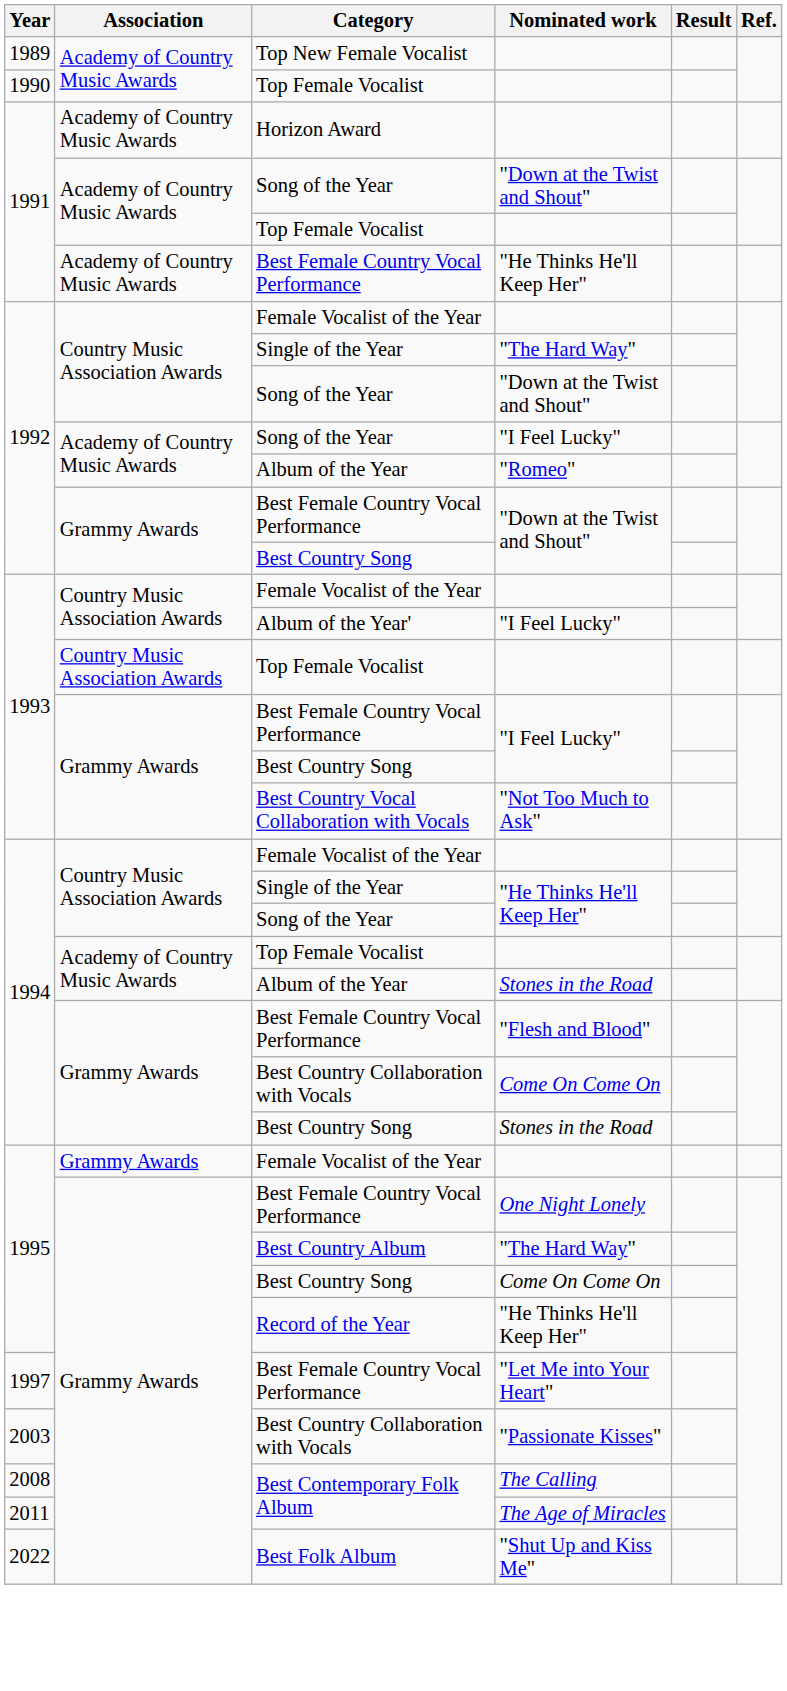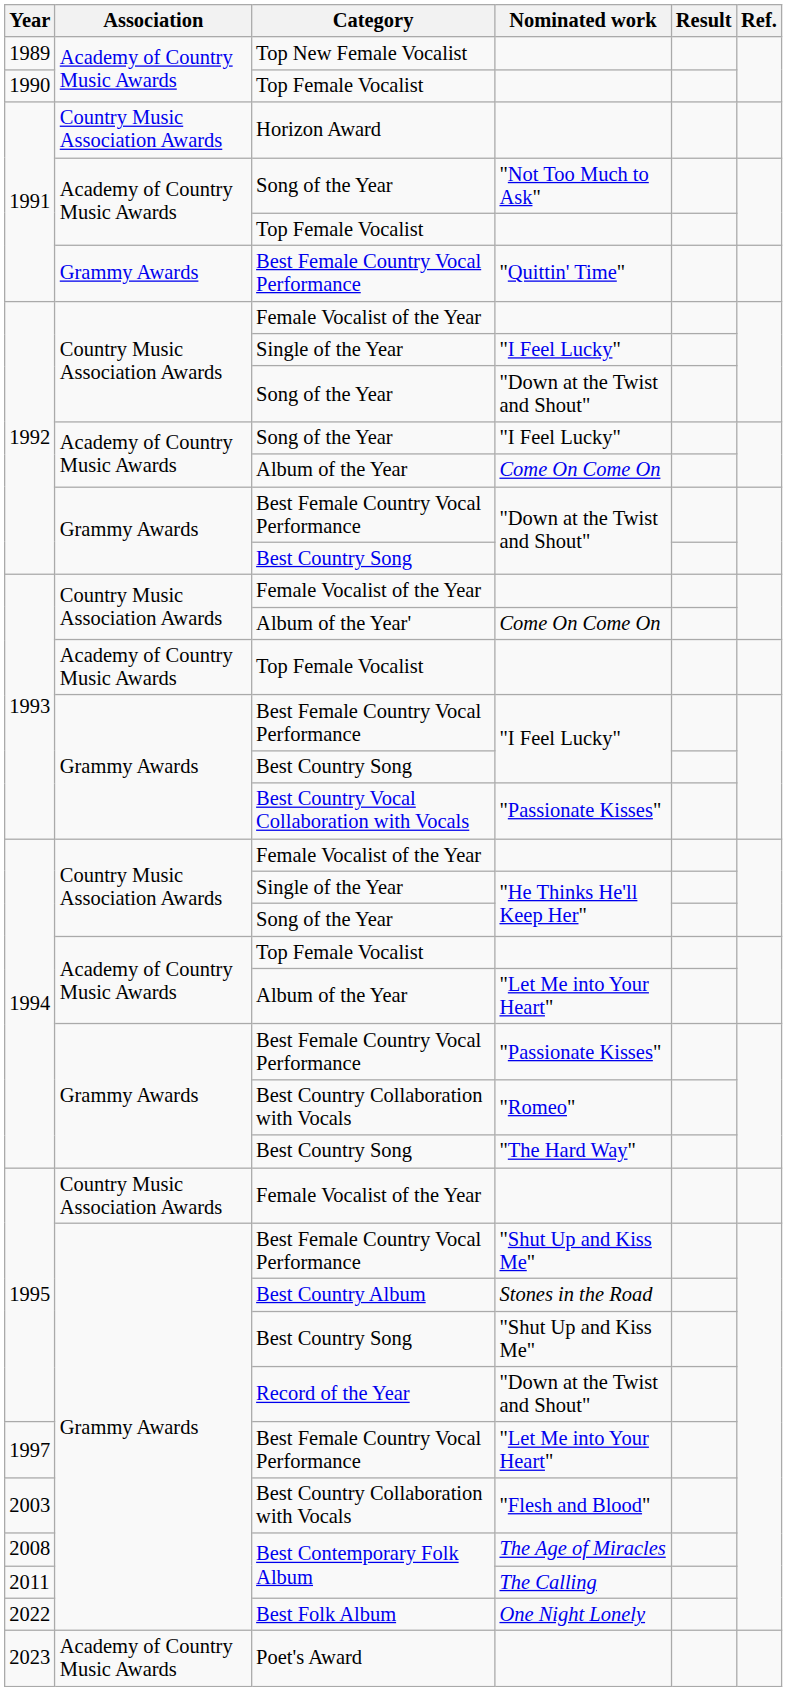(146, 129) Academy of Country Music Awards -> (141, 129) Country Music Association Awards
(579, 185) "Down at the Twist and Shout" -> (574, 185) "Not Too Much to Ask"
(146, 273) Academy of Country Music Awards -> (129, 273) Grammy Awards
(568, 273) "He Thinks He'll Keep Her" -> (562, 273) "Quittin' Time"
(568, 349) "The Hard Way" -> (560, 349) "I Feel Lucky"
(537, 470) "Romeo" -> (580, 470) Come On Come On
(560, 623) "I Feel Lucky" -> (580, 623) Come On Come On
(141, 667) Country Music Association Awards -> (146, 667) Academy of Country Music Awards
(574, 810) "Not Too Much to Ask" -> (580, 810) "Passionate Kisses"
(576, 984) Stones in the Road -> (574, 996) "Let Me into Your Heart"
(575, 1028) "Flesh and Blood" -> (580, 1051) "Passionate Kisses"
(580, 1084) Come On Come On -> (537, 1107) "Romeo"
(576, 1128) Stones in the Road -> (568, 1151) "The Hard Way"
(129, 1160) Grammy Awards -> (141, 1195) Country Music Association Awards
(572, 1204) One Night Lonely -> (576, 1250) "Shut Up and Kiss Me"
(568, 1248) "The Hard Way" -> (576, 1294) Stones in the Road
(580, 1281) Come On Come On -> (576, 1338) "Shut Up and Kiss Me"
(568, 1325) "He Thinks He'll Keep Her" -> (579, 1394) "Down at the Twist and Shout"
(580, 1436) "Passionate Kisses" -> (575, 1505) "Flesh and Blood"
(548, 1480) The Calling -> (583, 1549) The Age of Miracles
(583, 1512) The Age of Miracles -> (548, 1581) The Calling
(576, 1556) "Shut Up and Kiss Me" -> (572, 1614) One Night Lonely
+ row: (30, 1658)
